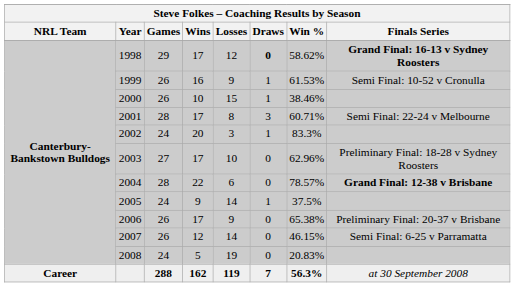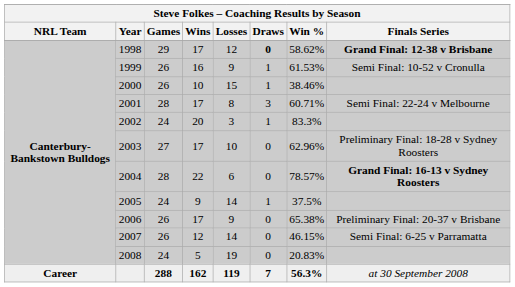(418, 55) Grand Final: 16-13 v Sydney Roosters -> (418, 49) Grand Final: 12-38 v Brisbane
(418, 183) Grand Final: 12-38 v Brisbane -> (418, 176) Grand Final: 16-13 v Sydney Roosters
